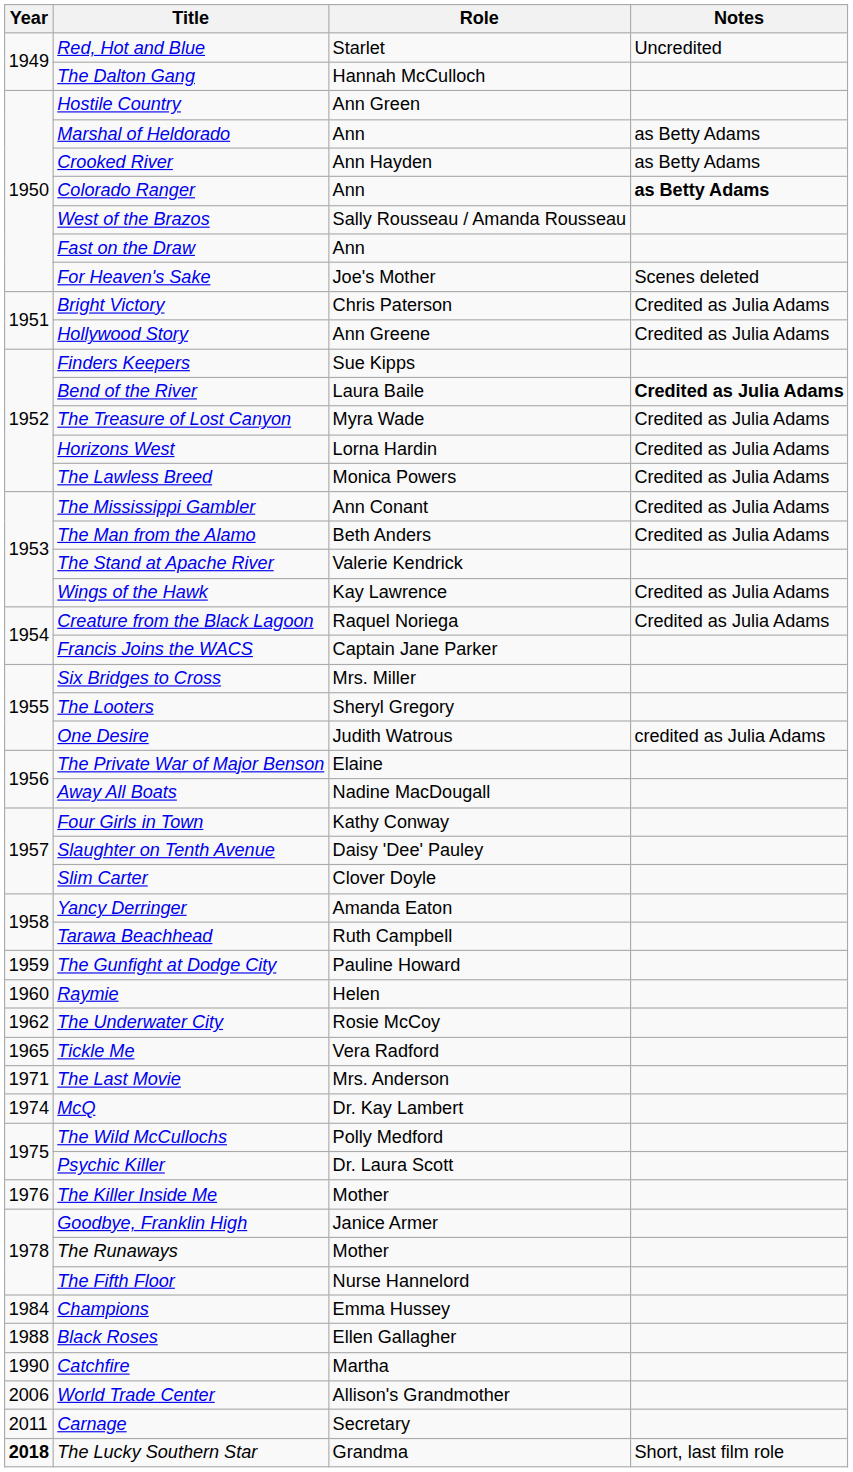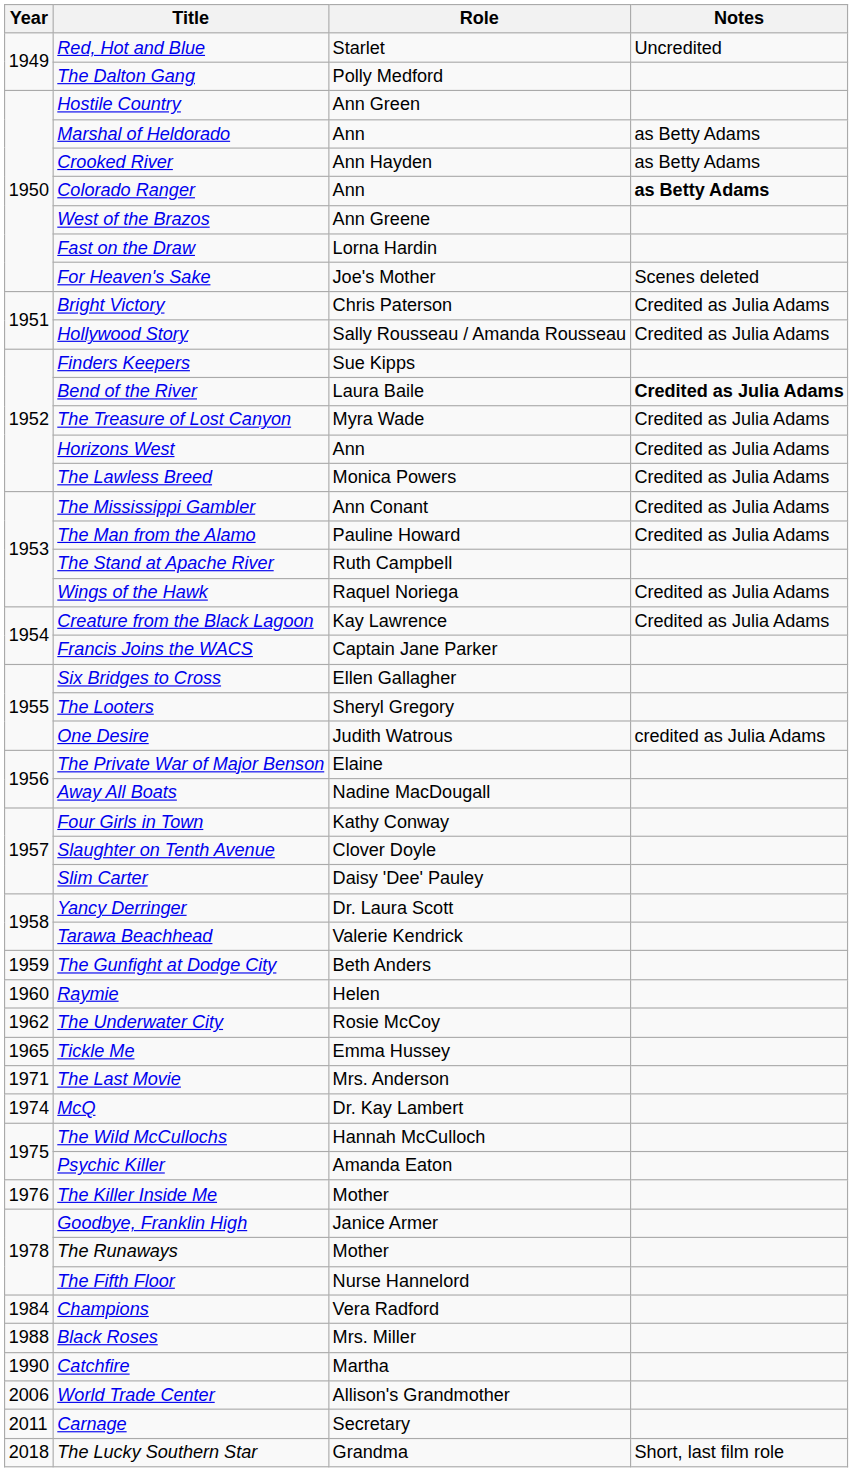(409, 76) Hannah McCulloch -> (388, 76) Polly Medford
(479, 219) Sally Rousseau / Amanda Rousseau -> (381, 219) Ann Greene
(349, 248) Ann -> (385, 248) Lorna Hardin
(381, 334) Ann Greene -> (479, 334) Sally Rousseau / Amanda Rousseau
(385, 448) Lorna Hardin -> (349, 448) Ann
(382, 534) Beth Anders -> (396, 534) Pauline Howard
(398, 563) Valerie Kendrick -> (392, 563) Ruth Campbell
(390, 592) Kay Lawrence -> (395, 592) Raquel Noriega
(395, 620) Raquel Noriega -> (390, 620) Kay Lawrence
(374, 678) Mrs. Miller -> (394, 678) Ellen Gallagher
(408, 850) Daisy 'Dee' Pauley -> (384, 850) Clover Doyle
(384, 879) Clover Doyle -> (408, 879) Daisy 'Dee' Pauley
(392, 907) Amanda Eaton -> (393, 907) Dr. Laura Scott
(392, 936) Ruth Campbell -> (398, 936) Valerie Kendrick
(396, 965) Pauline Howard -> (382, 965) Beth Anders
(386, 1051) Vera Radford -> (391, 1051) Emma Hussey
(388, 1137) Polly Medford -> (409, 1137) Hannah McCulloch
(393, 1165) Dr. Laura Scott -> (392, 1165) Amanda Eaton
(391, 1309) Emma Hussey -> (386, 1309) Vera Radford
(394, 1337) Ellen Gallagher -> (374, 1337) Mrs. Miller
(29, 1452) bold -> (29, 1452) normal
